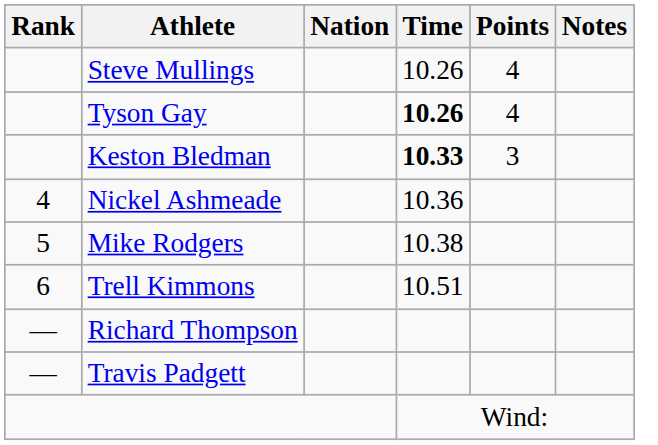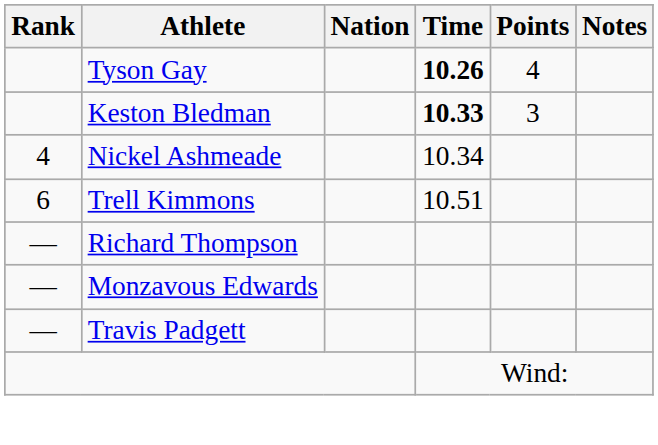- row: (171, 69)
(433, 199) 10.36 -> (453, 156) 10.34
- row: (166, 243)
+ row: (203, 286)
